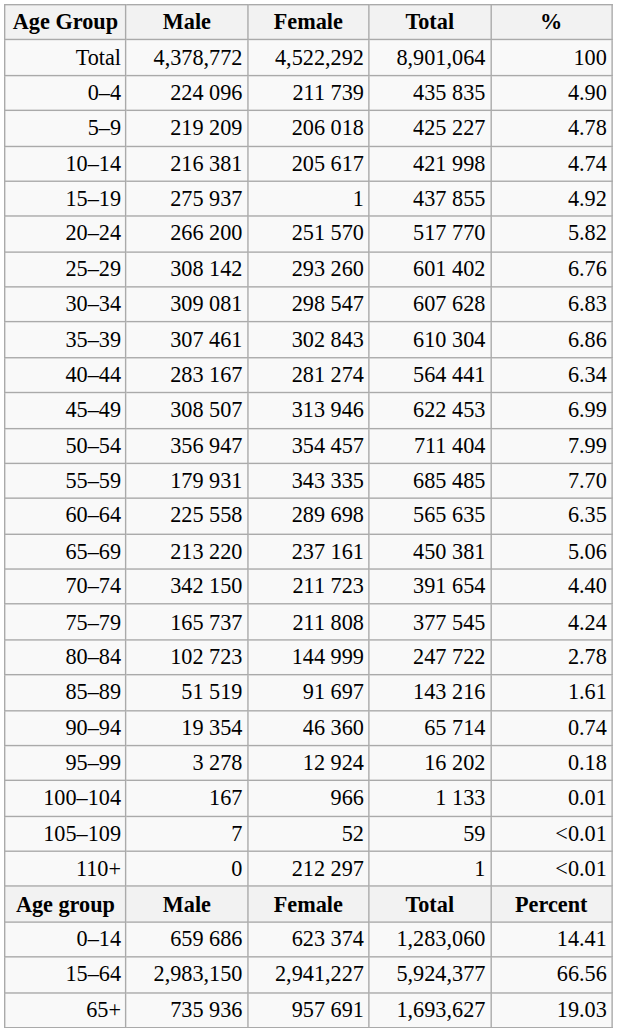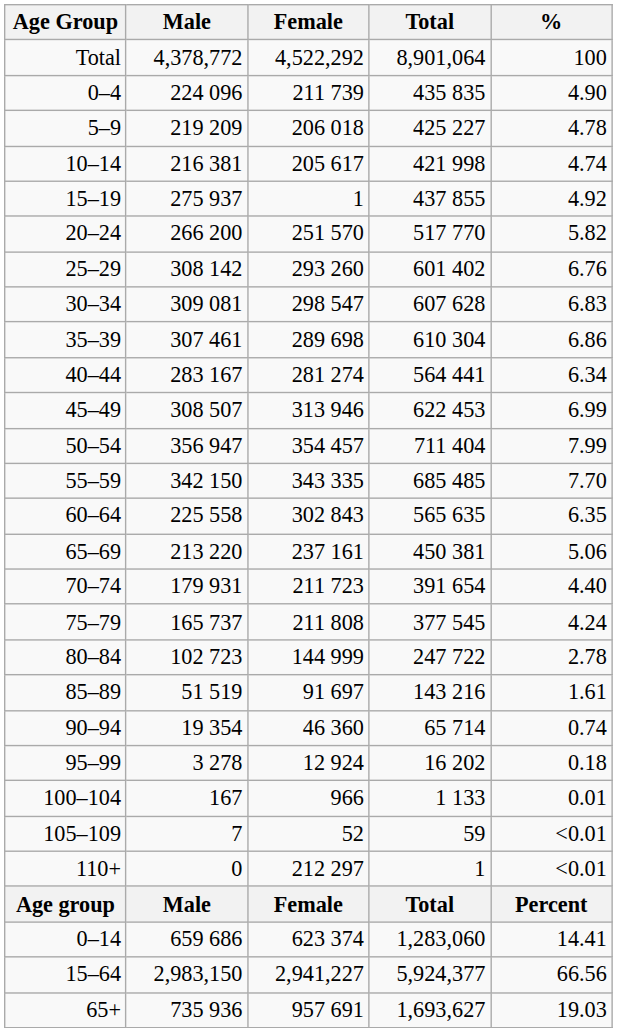(328, 339) 302 843 -> (328, 339) 289 698
(206, 480) 179 931 -> (206, 480) 342 150
(328, 515) 289 698 -> (328, 515) 302 843
(206, 586) 342 150 -> (206, 586) 179 931
